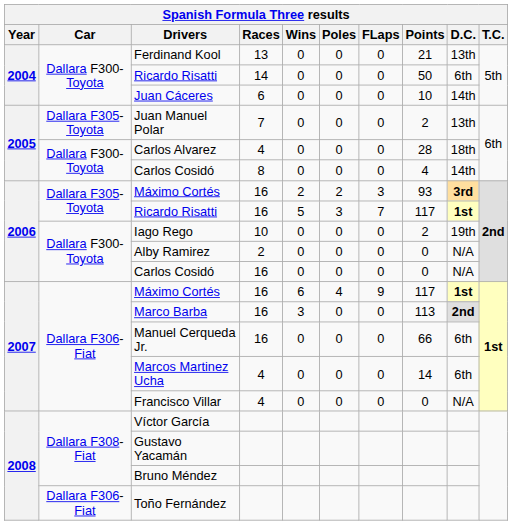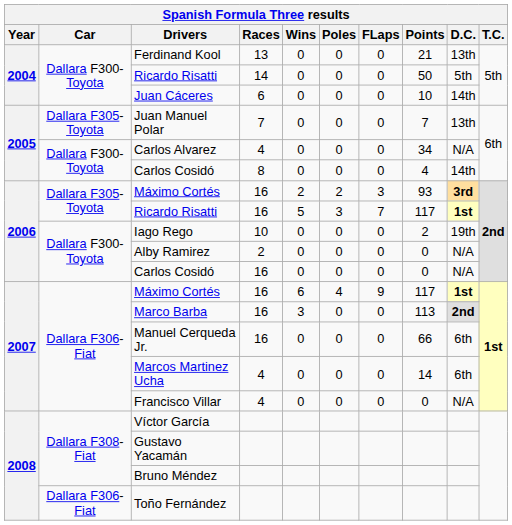(463, 75) 6th -> (463, 75) 5th
(425, 123) 2 -> (425, 123) 7
(425, 150) 28 -> (425, 150) 34
(463, 150) 18th -> (463, 150) N/A
